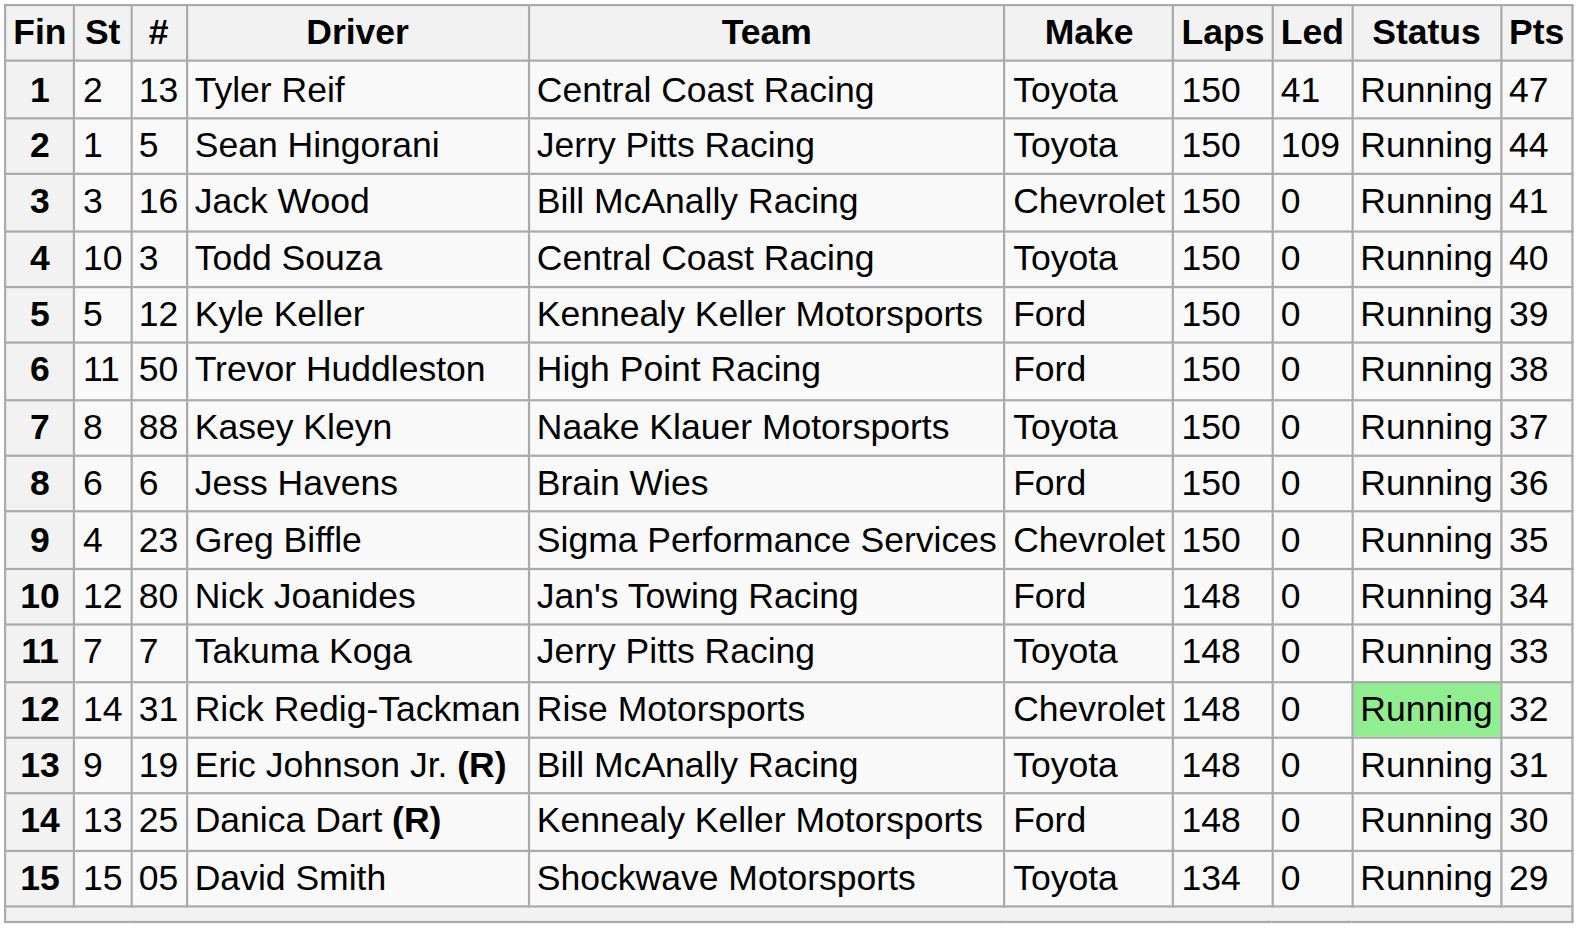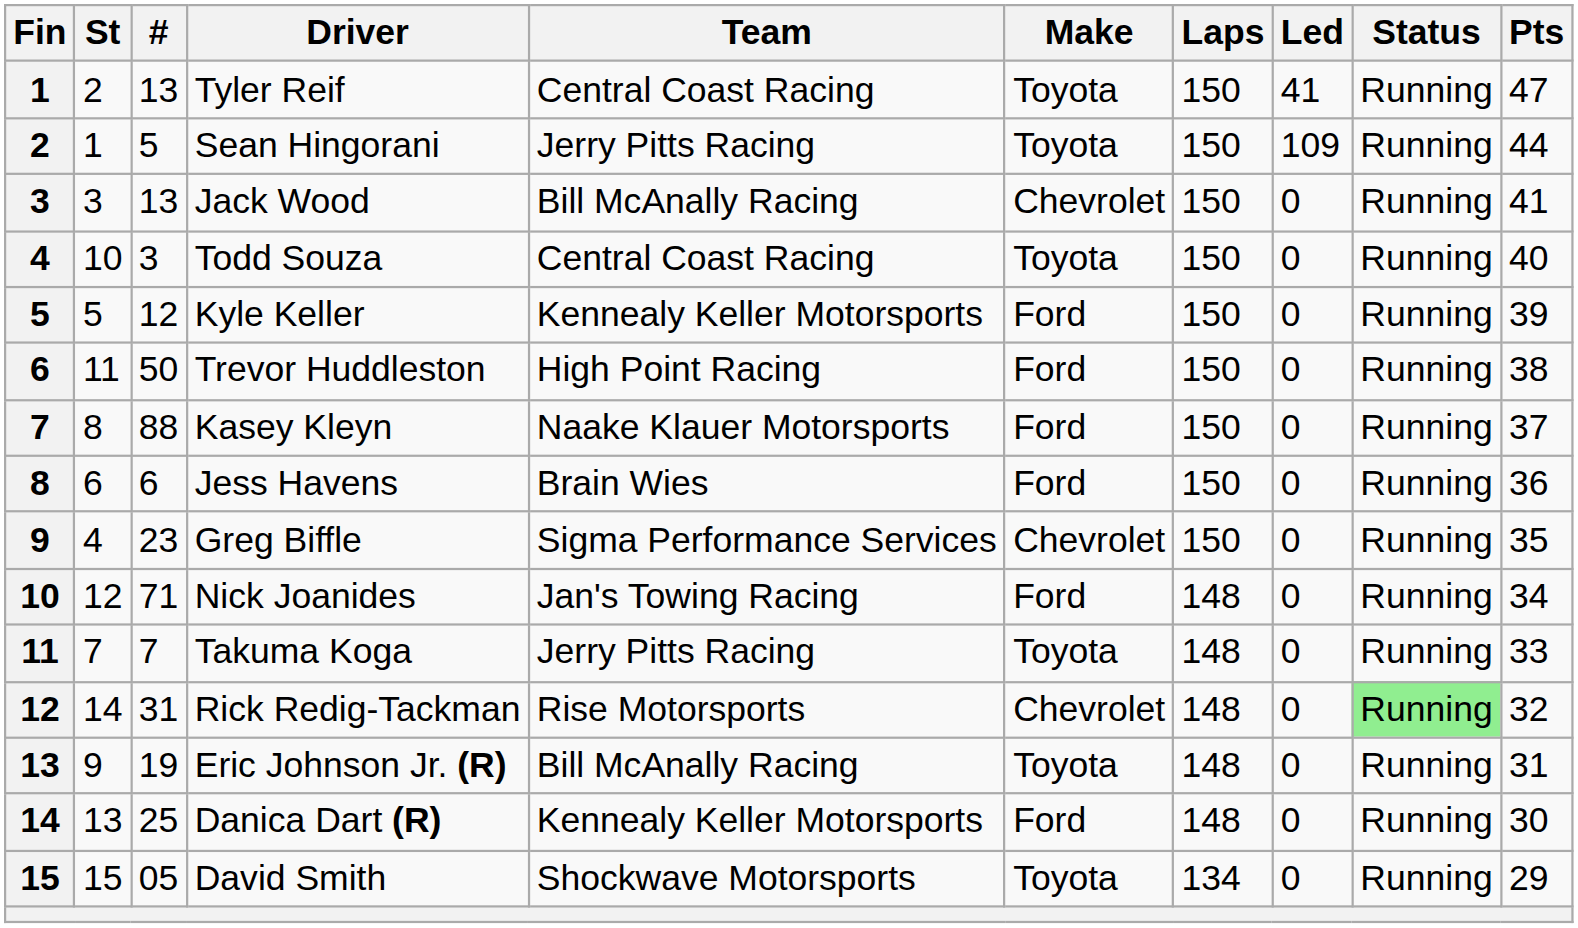(159, 201) 16 -> (159, 201) 13
(1065, 426) Toyota -> (1050, 426) Ford
(159, 595) 80 -> (159, 595) 71
